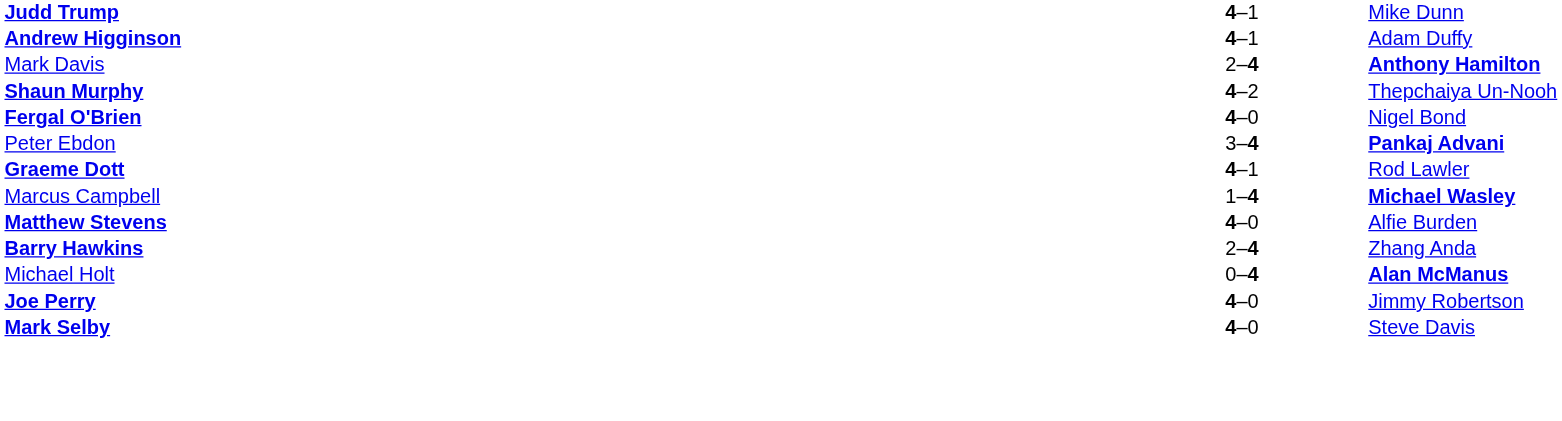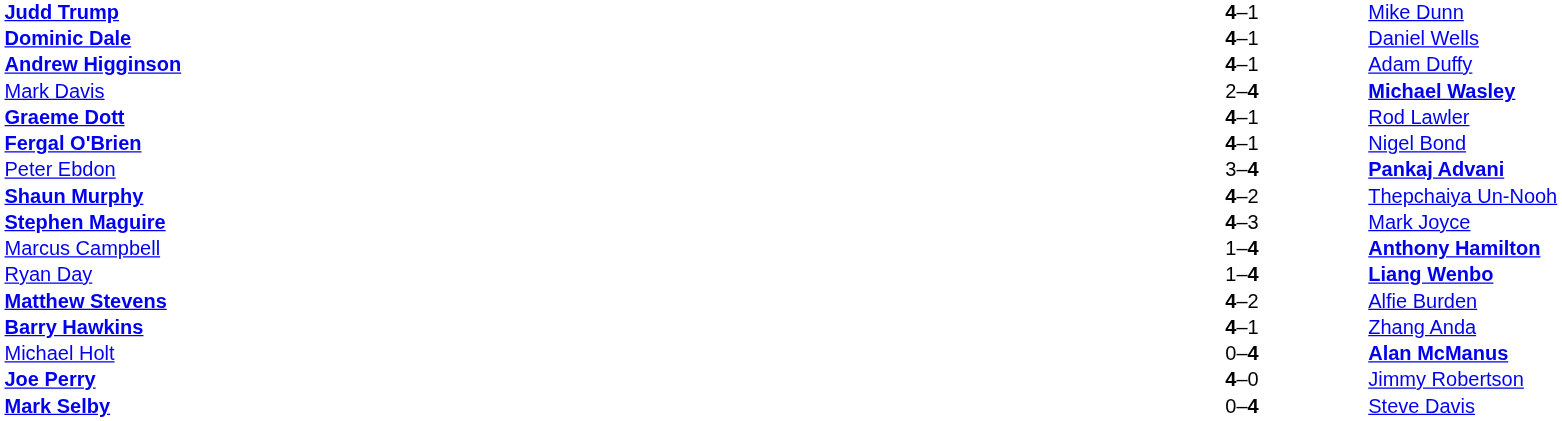+ row: (68, 38)
(1454, 64) Anthony Hamilton -> (1442, 91) Michael Wasley
rows swapped: (65, 169) <-> (74, 91)
(1242, 117) 4–0 -> (1242, 143) 4–1
+ row: (85, 222)
(1442, 196) Michael Wasley -> (1454, 248) Anthony Hamilton
+ row: (48, 274)
(1242, 222) 4–0 -> (1242, 301) 4–2
(1242, 248) 2–4 -> (1242, 327) 4–1
(1242, 327) 4–0 -> (1242, 406) 0–4
